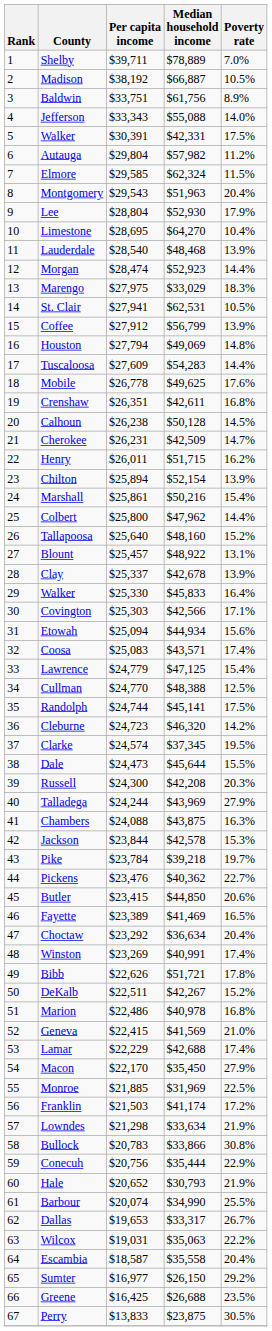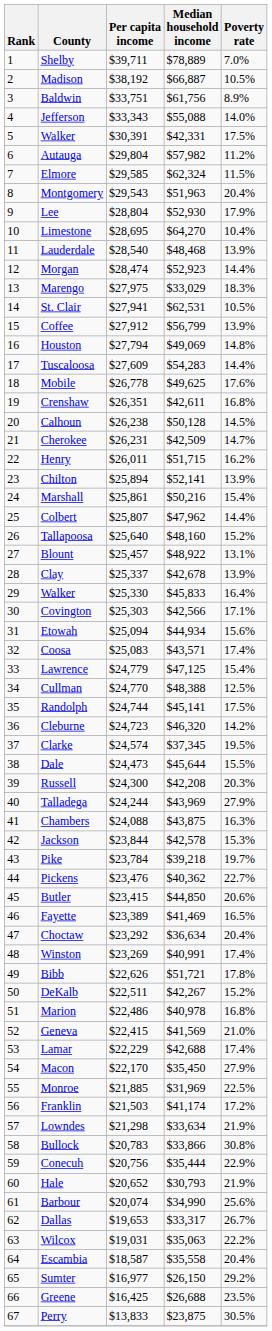(186, 478) $52,154 -> (186, 478) $52,141
(128, 516) $25,800 -> (128, 516) $25,807
(240, 1201) 25.5% -> (240, 1201) 25.6%
